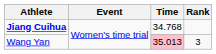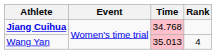(167, 27) no background -> (167, 27) pink background
(198, 42) 3 -> (198, 42) 4
